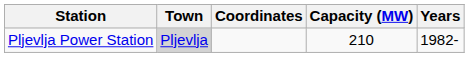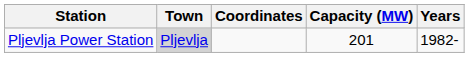(361, 40) 210 -> (361, 40) 201
